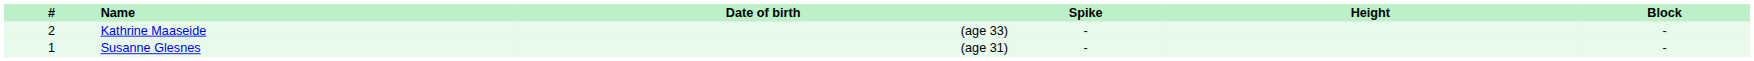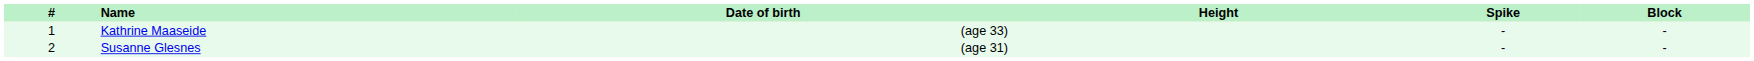columns swapped: (1370, 13) <-> (1086, 13)
(51, 30) 2 -> (51, 30) 1
(51, 48) 1 -> (51, 48) 2
